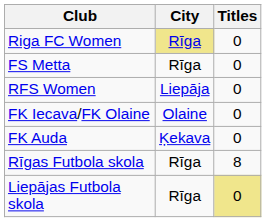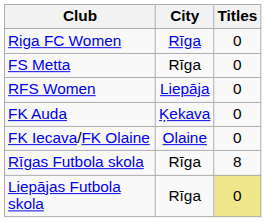(185, 41) khaki background -> (185, 41) no background
rows swapped: (37, 138) <-> (79, 114)
